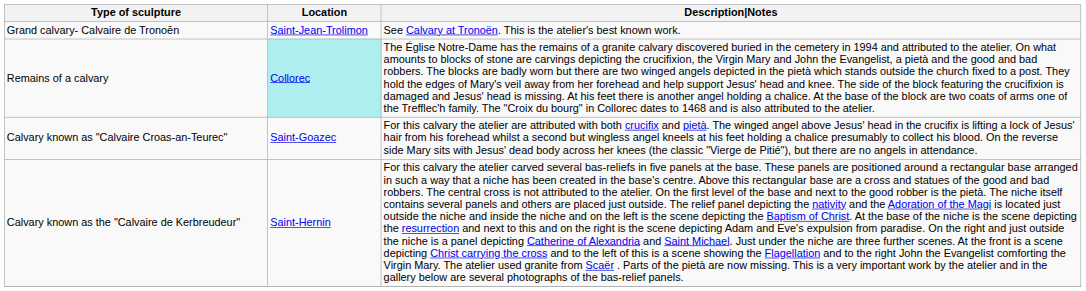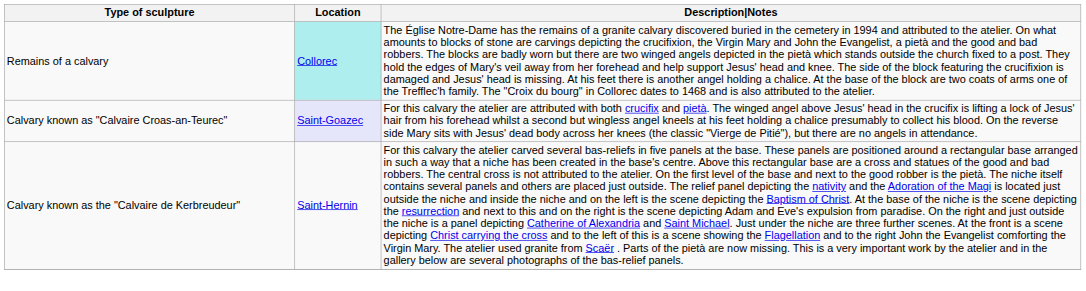- row: (93, 30)
(303, 138) no background -> (330, 121) lavender background
